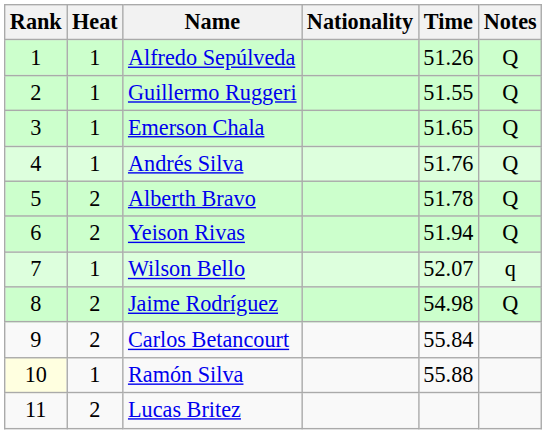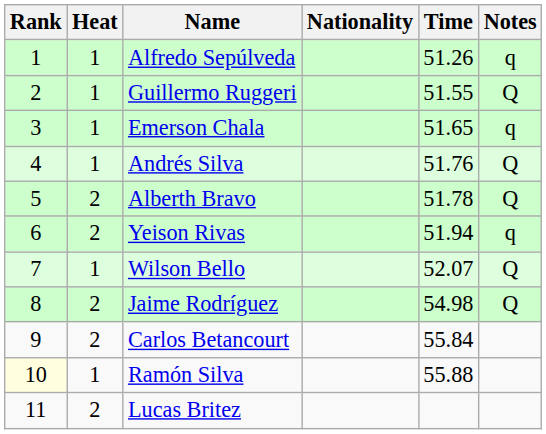(510, 57) Q -> (510, 57) q
(510, 127) Q -> (510, 127) q
(510, 233) Q -> (510, 233) q
(510, 269) q -> (510, 269) Q
